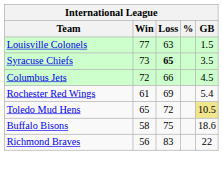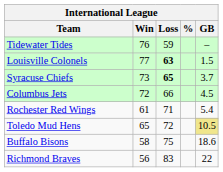+ row: (40, 45)
(168, 45) normal -> (168, 61) bold
(207, 61) 3.5 -> (207, 77) 3.7
(168, 93) 69 -> (168, 110) 71
